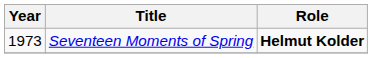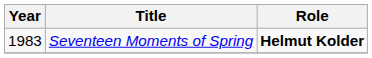(25, 40) 1973 -> (25, 40) 1983
